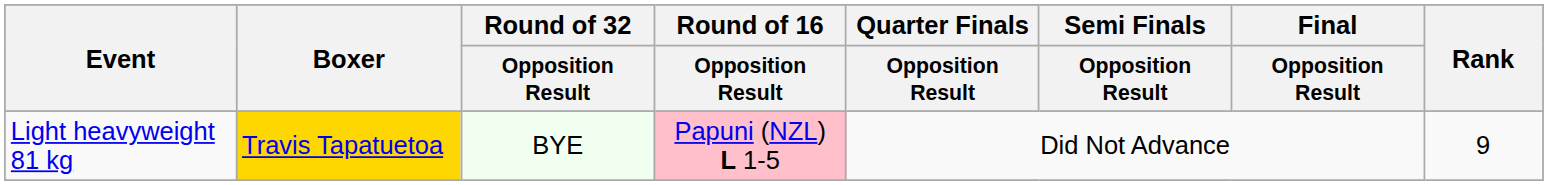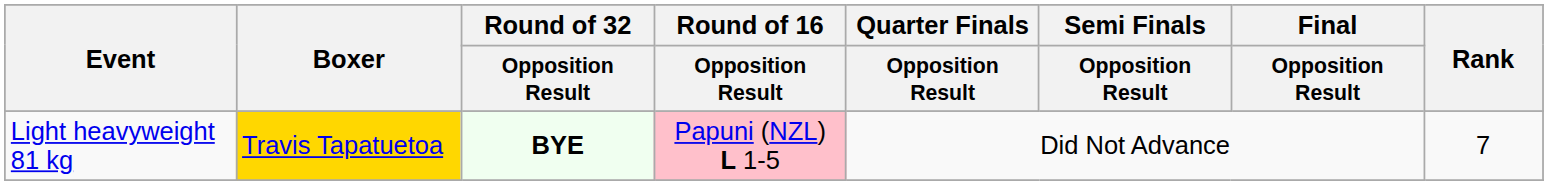(558, 146) normal -> (558, 146) bold
(1483, 146) 9 -> (1483, 146) 7
